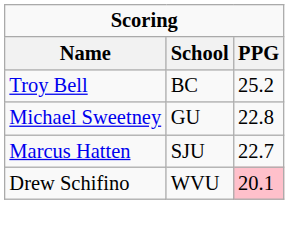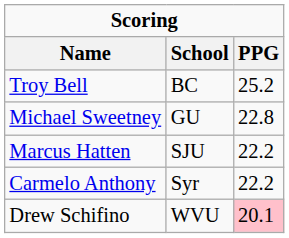(256, 150) 22.7 -> (256, 150) 22.2
+ row: (82, 183)
